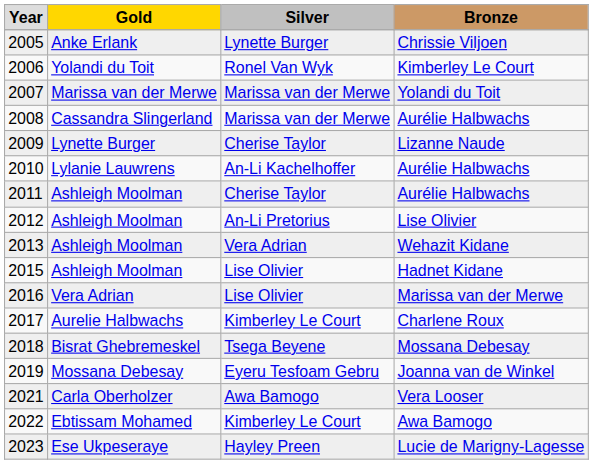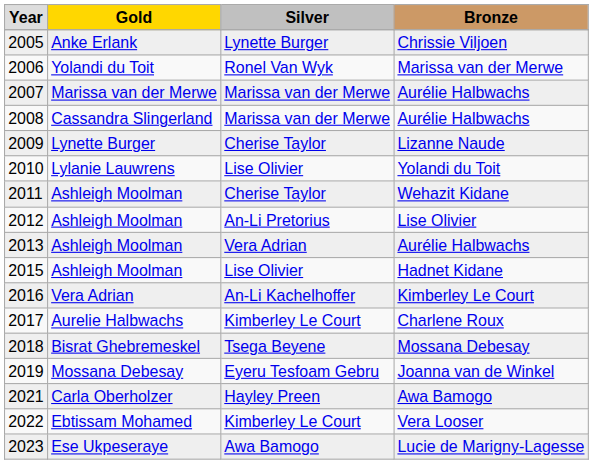(466, 68) Kimberley Le Court -> (480, 68) Marissa van der Merwe
(449, 93) Yolandi du Toit -> (463, 93) Aurélie Halbwachs
(290, 169) An-Li Kachelhoffer -> (264, 169) Lise Olivier
(463, 169) Aurélie Halbwachs -> (449, 169) Yolandi du Toit
(463, 194) Aurélie Halbwachs -> (453, 194) Wehazit Kidane
(453, 245) Wehazit Kidane -> (463, 245) Aurélie Halbwachs
(264, 295) Lise Olivier -> (290, 295) An-Li Kachelhoffer
(480, 295) Marissa van der Merwe -> (466, 295) Kimberley Le Court
(272, 396) Awa Bamogo -> (272, 396) Hayley Preen
(440, 396) Vera Looser -> (445, 396) Awa Bamogo
(445, 422) Awa Bamogo -> (440, 422) Vera Looser
(272, 447) Hayley Preen -> (272, 447) Awa Bamogo
